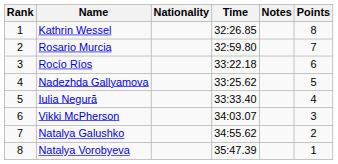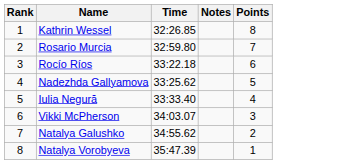- column: (181, 13)
